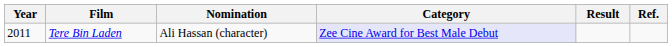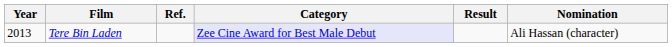columns swapped: (237, 14) <-> (649, 14)
(19, 33) 2011 -> (19, 33) 2013
